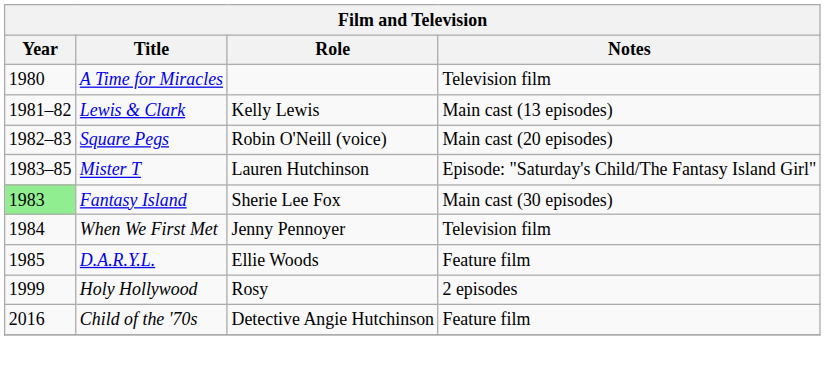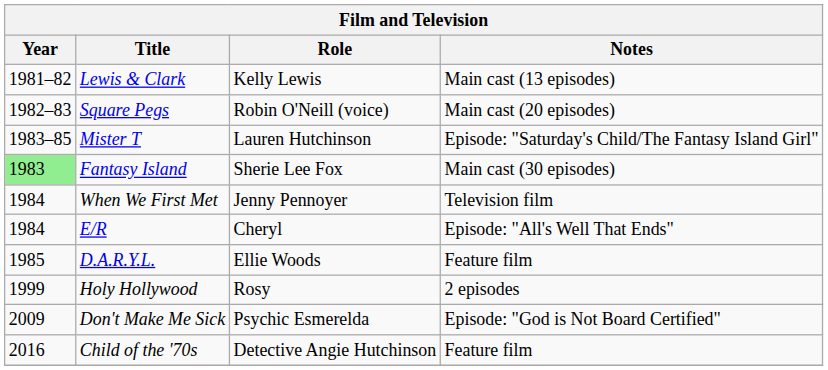- row: (151, 79)
+ row: (93, 229)
+ row: (153, 319)
